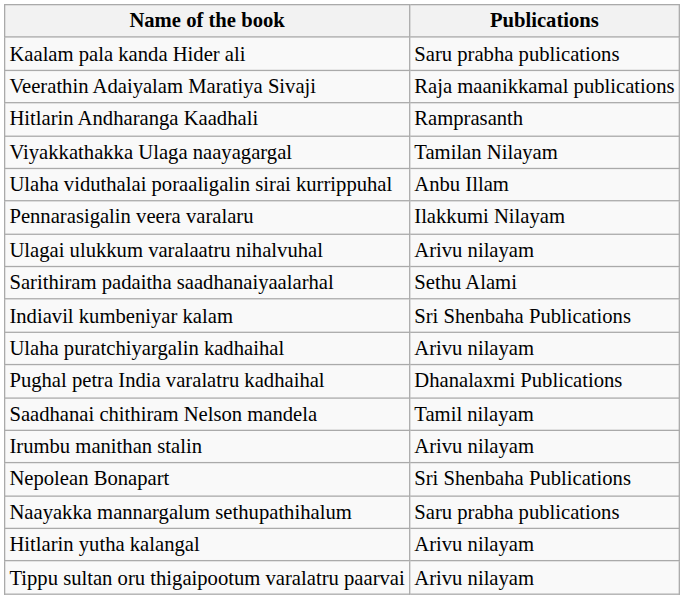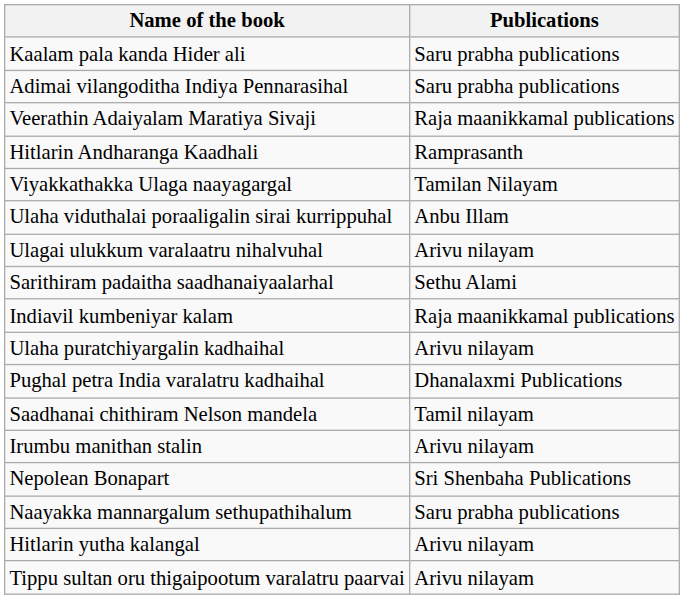+ row: (179, 86)
- row: (131, 217)
(523, 315) Sri Shenbaha Publications -> (544, 315) Raja maanikkamal publications
